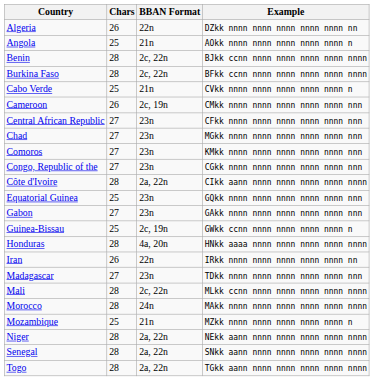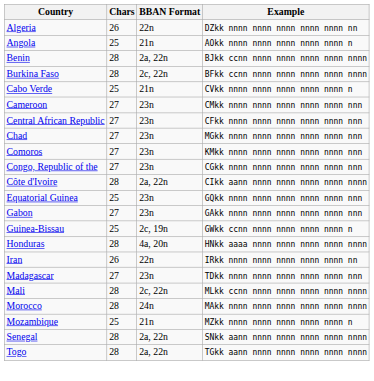(154, 58) 2c, 22n -> (154, 58) 2a, 22n
(114, 105) 26 -> (114, 105) 27
(154, 105) 2c, 19n -> (146, 105) 23n
- row: (18, 337)
